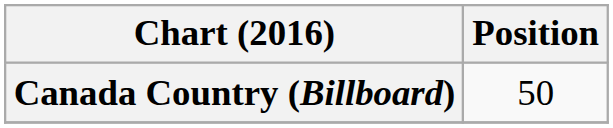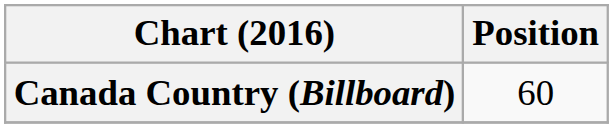(536, 92) 50 -> (536, 92) 60
